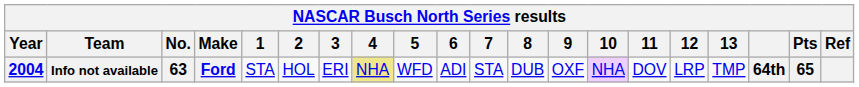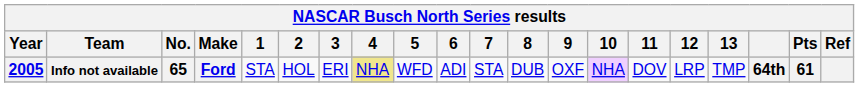(26, 69) 2004 -> (26, 69) 2005
(178, 69) 63 -> (178, 69) 65
(805, 69) 65 -> (805, 69) 61
